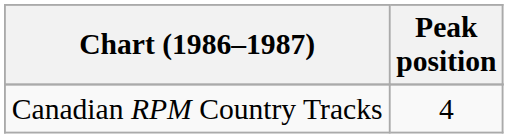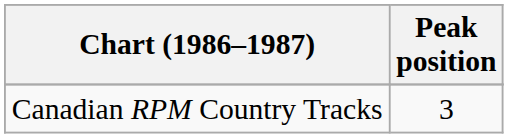(446, 108) 4 -> (446, 108) 3
